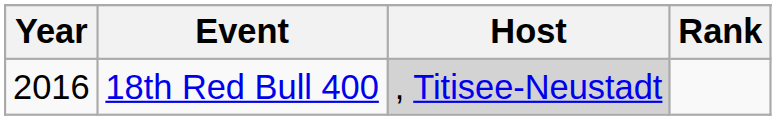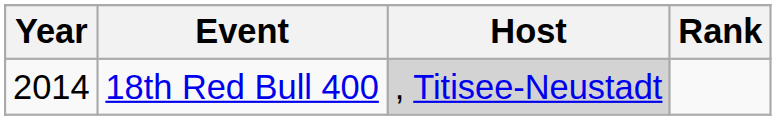(51, 86) 2016 -> (51, 86) 2014
